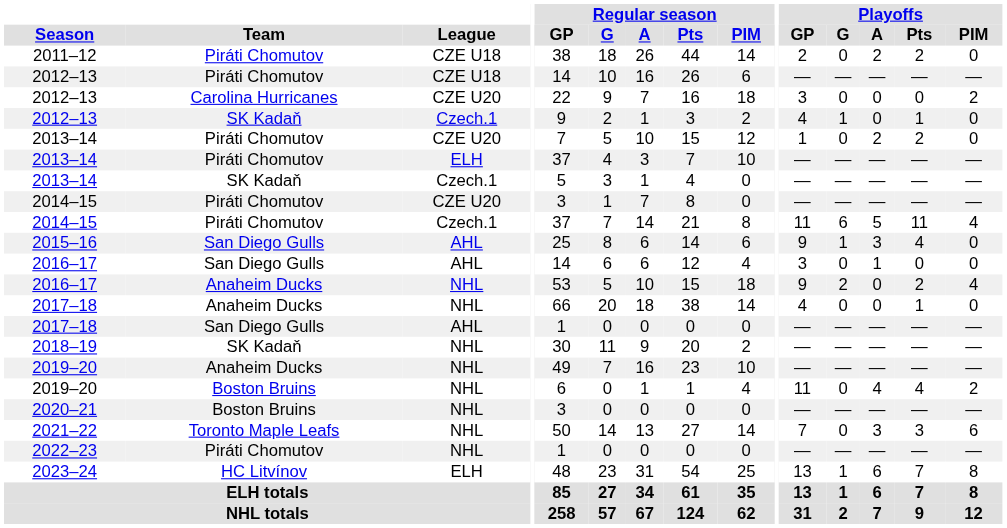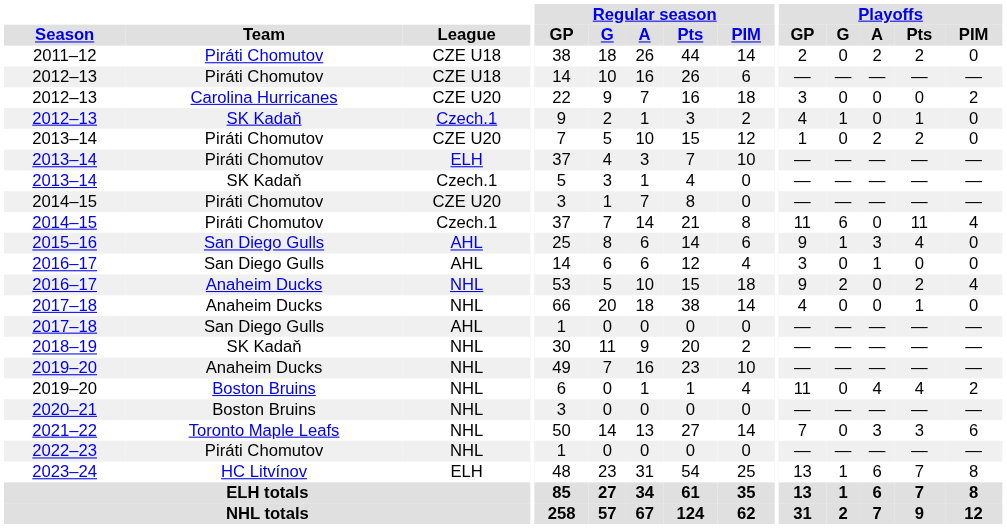(877, 222) 5 -> (877, 222) 0
